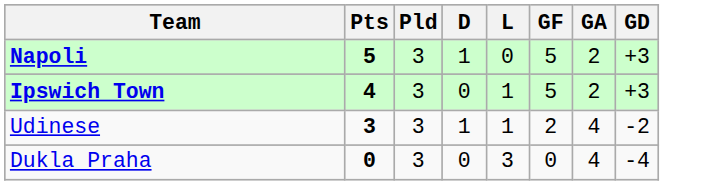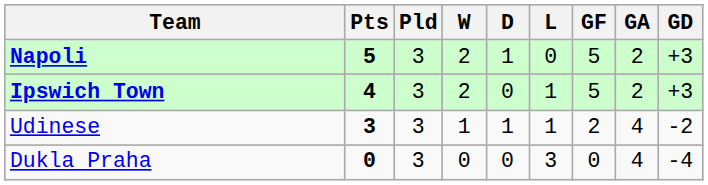+ column: (464, 22)
